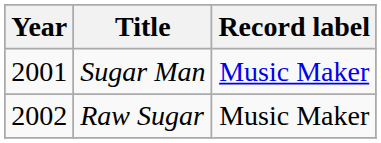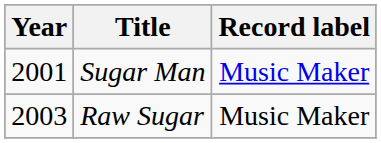(39, 115) 2002 -> (39, 115) 2003
